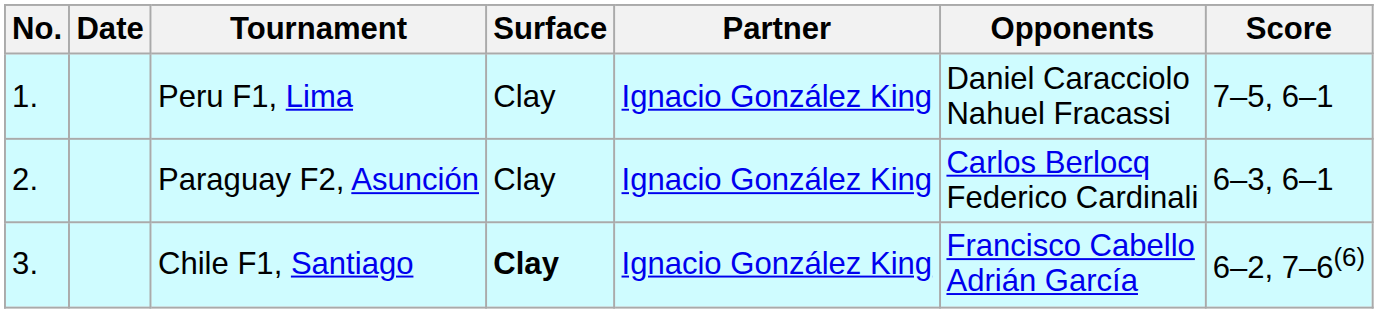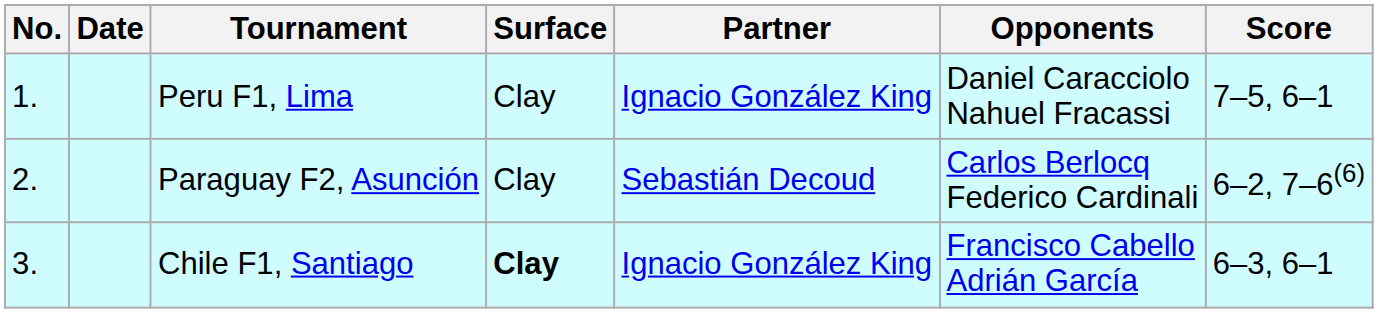(777, 179) Ignacio González King -> (748, 179) Sebastián Decoud
(1273, 179) 6–3, 6–1 -> (1289, 179) 6–2, 7–6(6)
(1289, 264) 6–2, 7–6(6) -> (1273, 264) 6–3, 6–1
